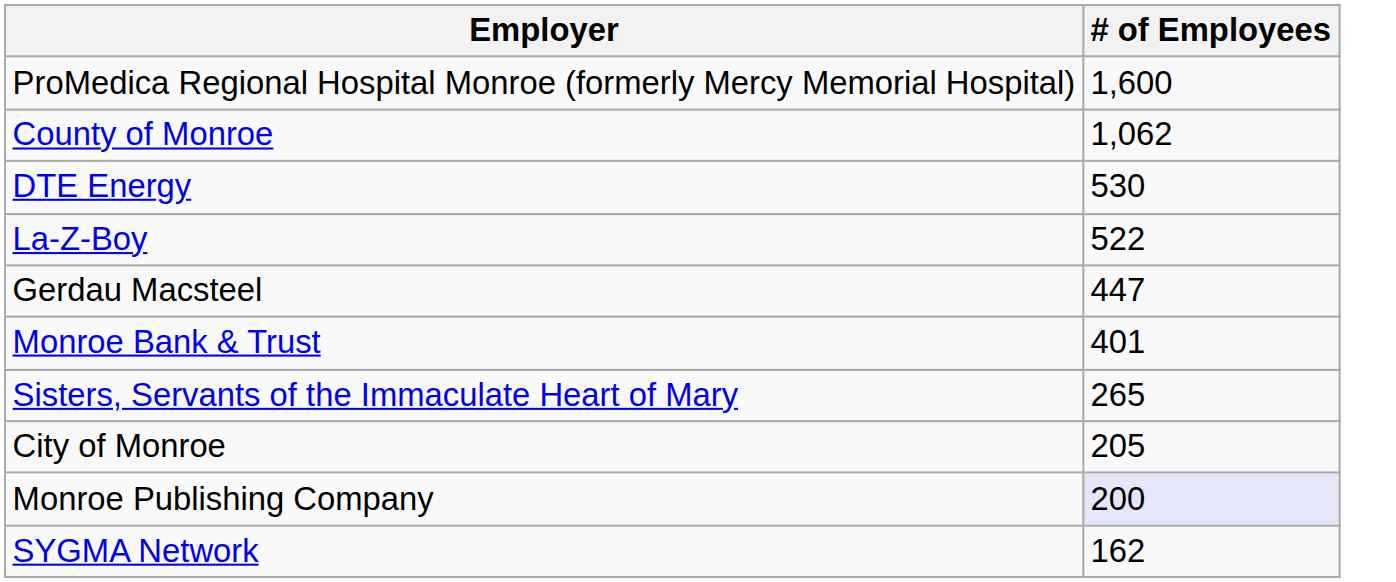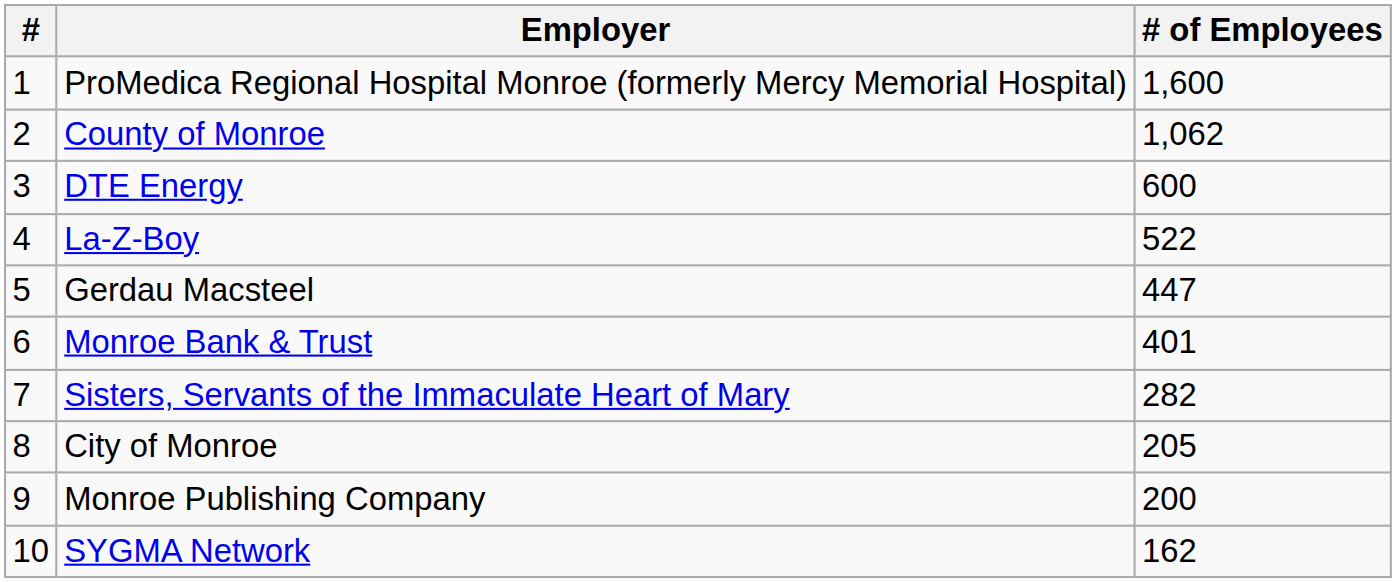+ column: (31, 30)
(1118, 186) 530 -> (1169, 186) 600
(1118, 394) 265 -> (1169, 394) 282
(1118, 498) lavender background -> (1169, 498) no background
